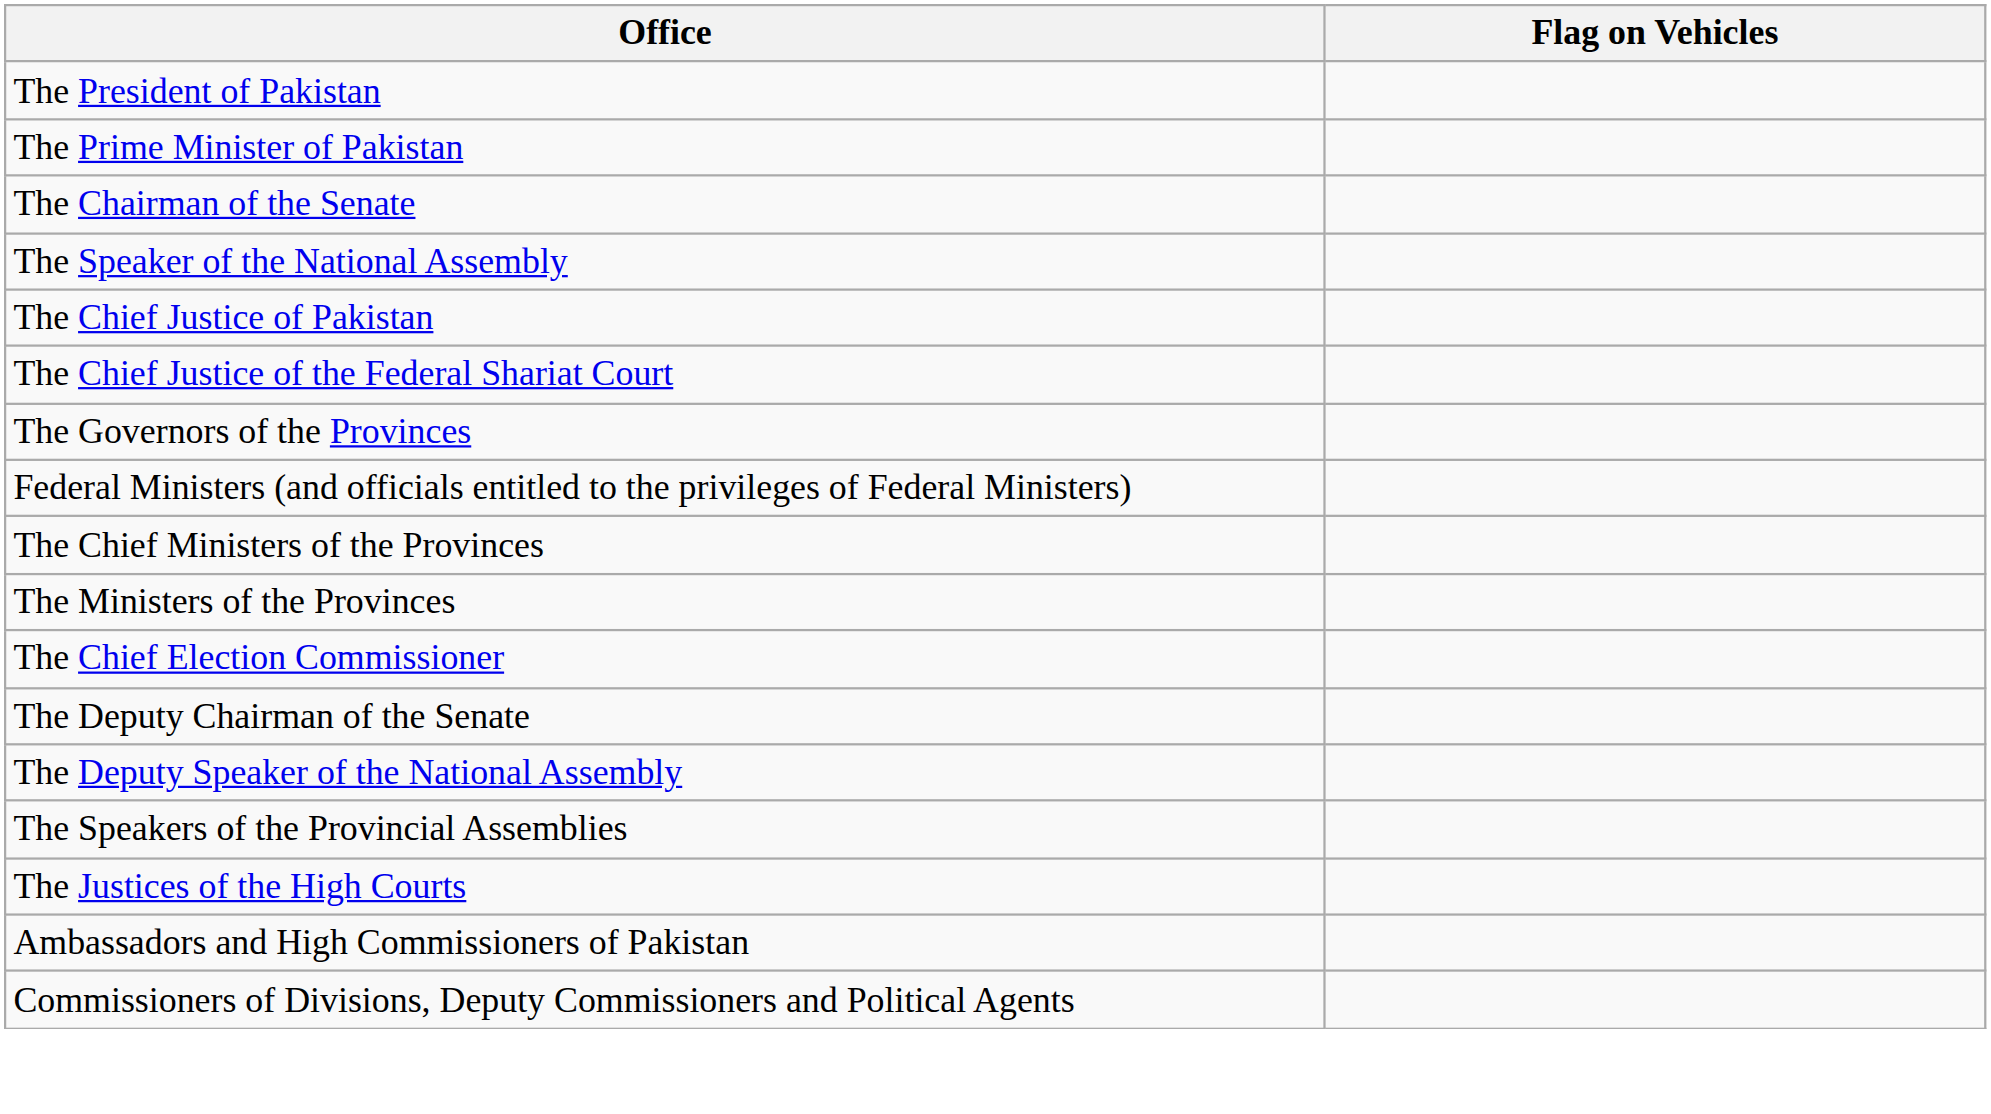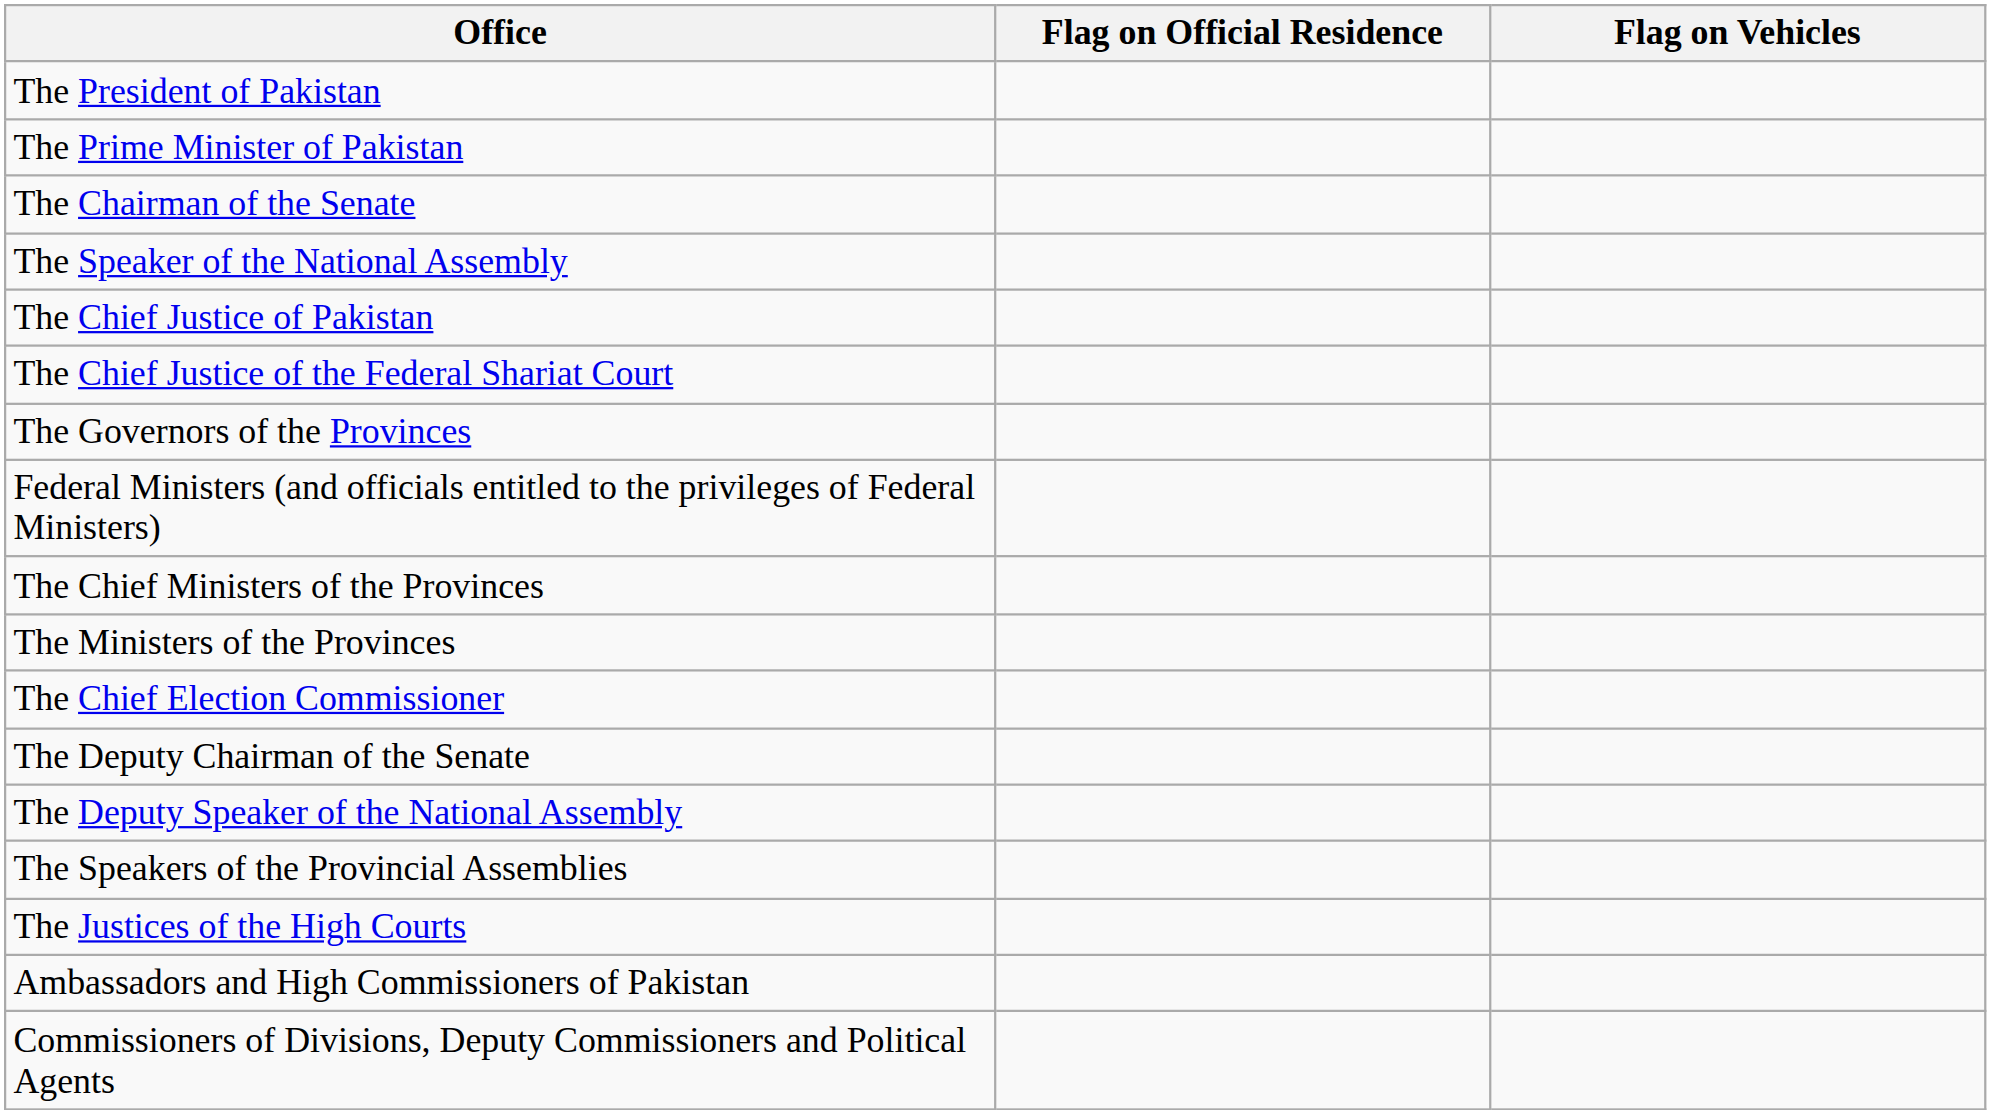+ column: (1242, 32)
